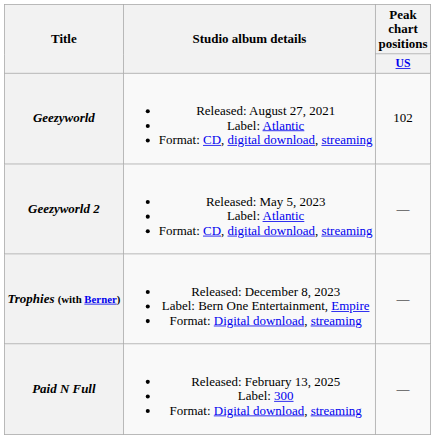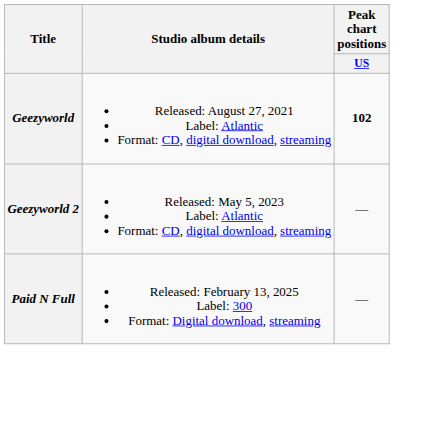(403, 118) normal -> (362, 118) bold
- row: (64, 298)
